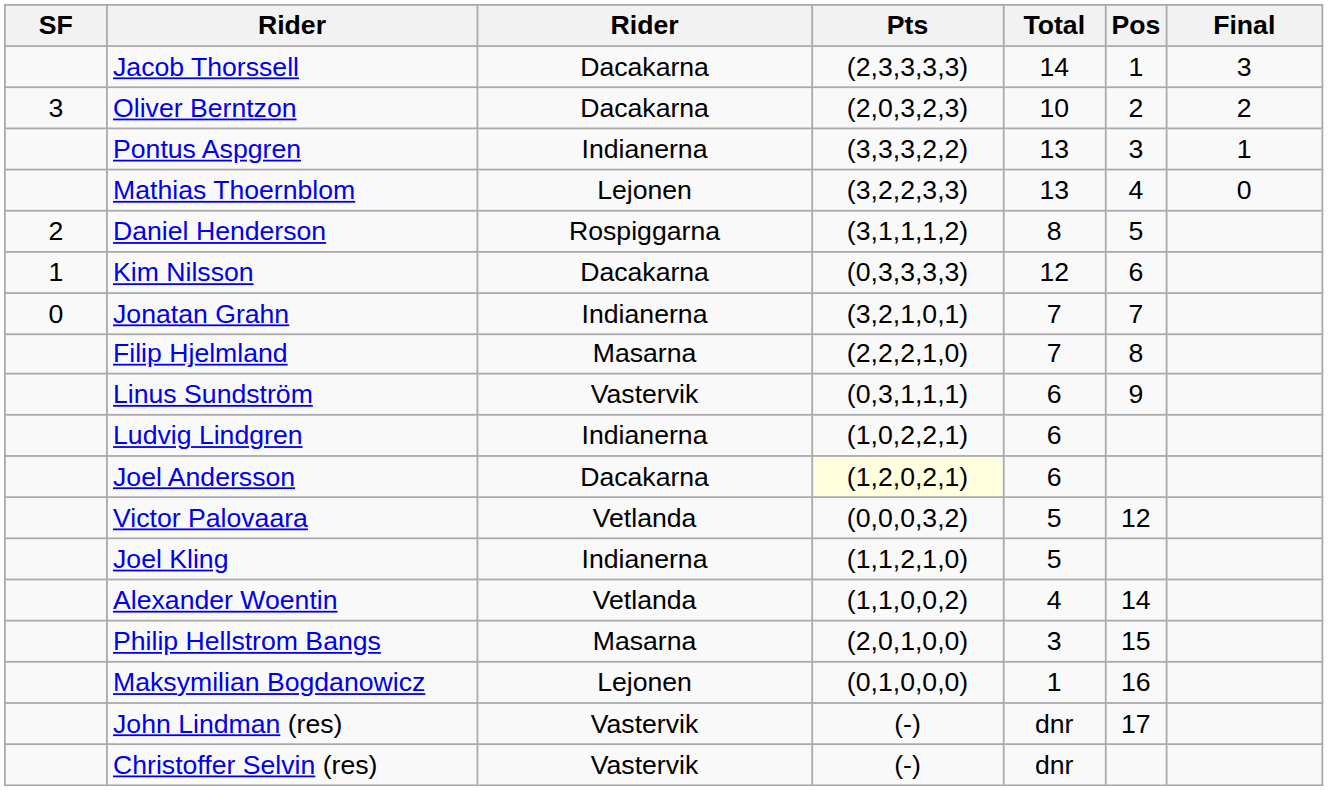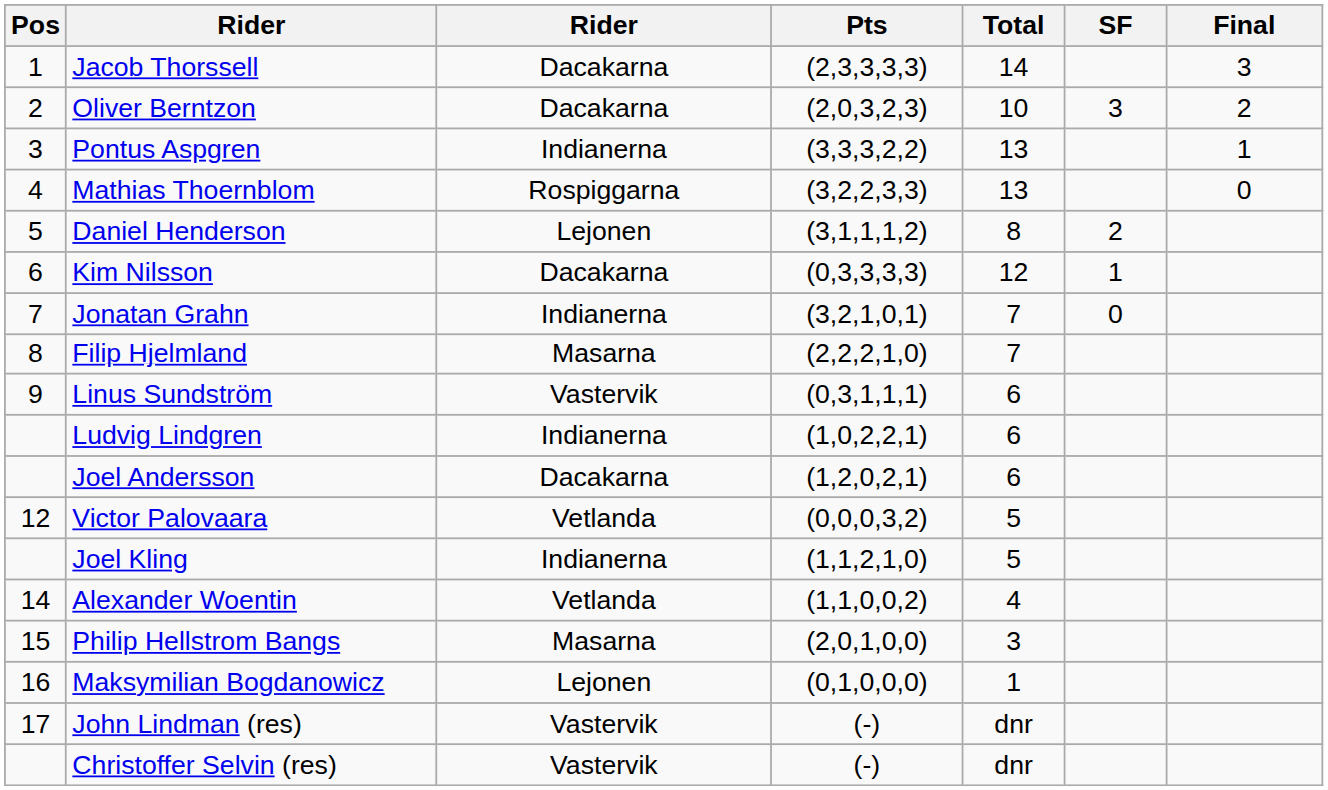columns swapped: (1136, 25) <-> (56, 25)
(645, 190) Lejonen -> (604, 190) Rospiggarna
(645, 231) Rospiggarna -> (604, 231) Lejonen
(908, 477) lightyellow background -> (867, 477) no background
